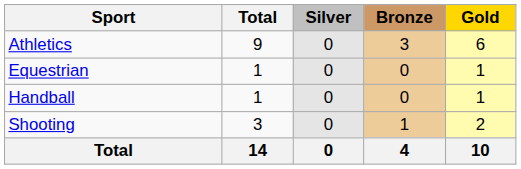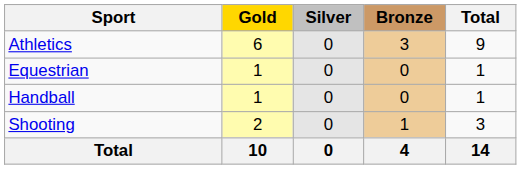columns swapped: (480, 17) <-> (258, 17)
